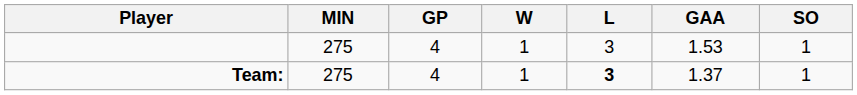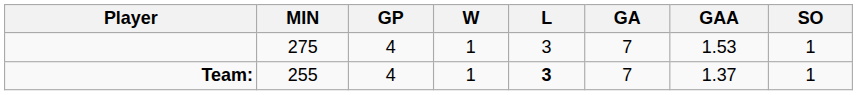+ column: (627, 18)
(338, 75) 275 -> (303, 75) 255
